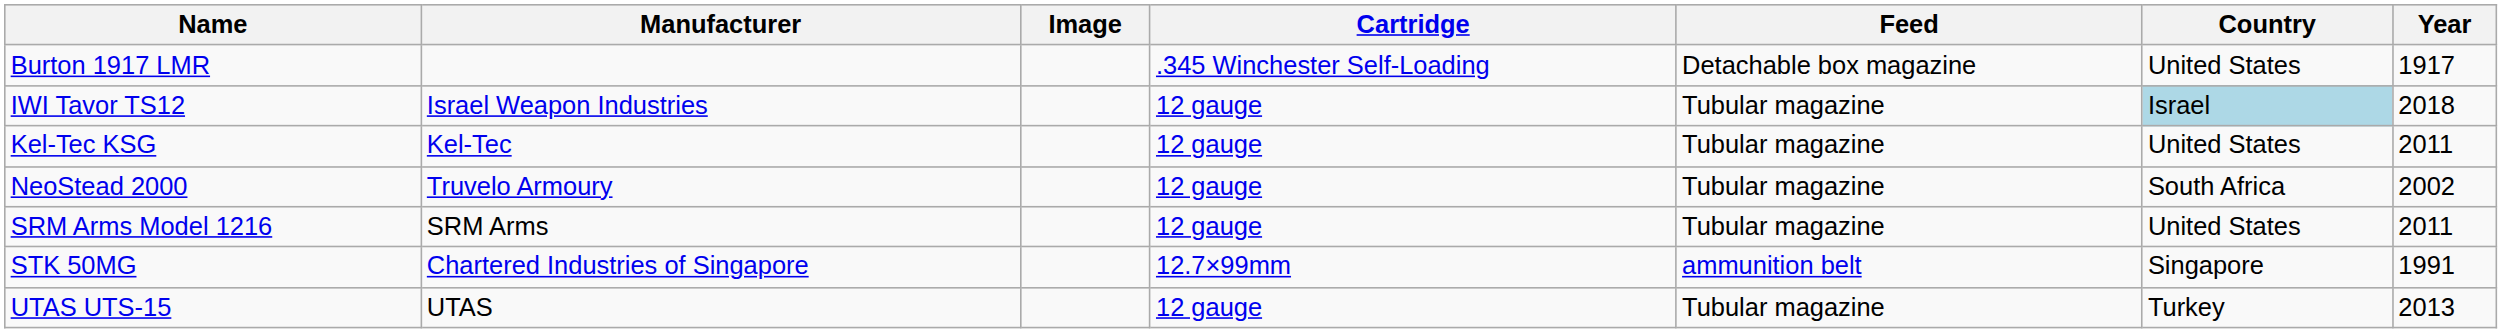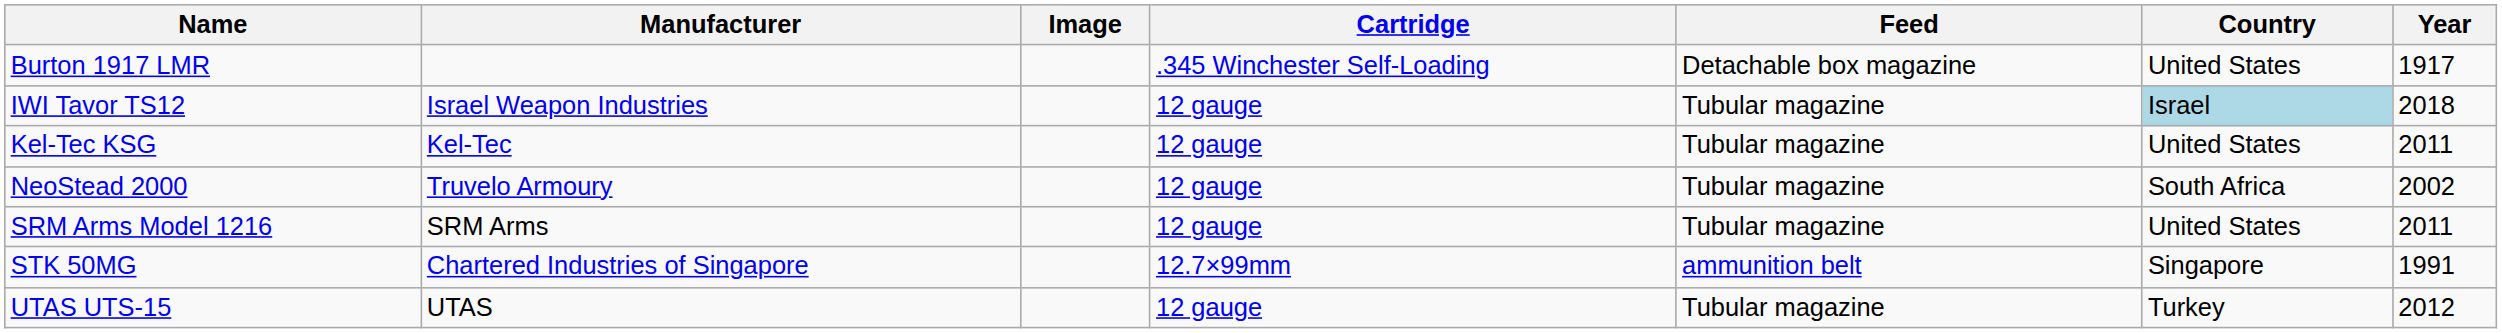(2427, 307) 2013 -> (2427, 307) 2012
